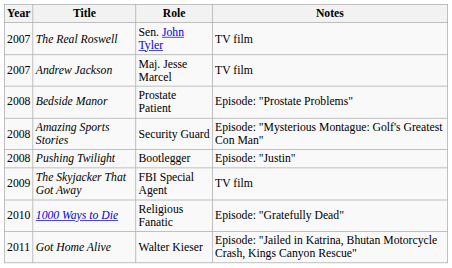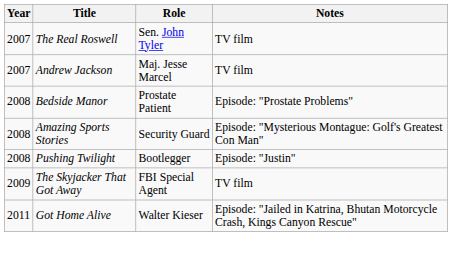- row: (77, 215)
